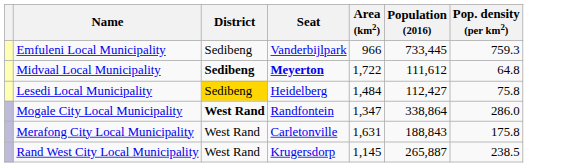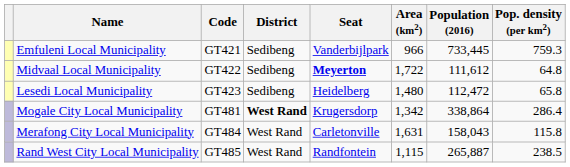+ column: (223, 22)
(229, 70) bold -> (271, 70) normal
(228, 91) gold background -> (271, 91) no background
(367, 91) 1,484 -> (409, 91) 1,480
(426, 91) 112,427 -> (469, 91) 112,472
(509, 91) 75.8 -> (551, 91) 65.8
(302, 111) Randfontein -> (345, 111) Krugersdorp
(367, 111) 1,347 -> (409, 111) 1,342
(505, 111) 286.0 -> (547, 111) 286.4
(426, 131) 188,843 -> (468, 131) 158,043
(505, 131) 175.8 -> (548, 131) 115.8
(303, 152) Krugersdorp -> (344, 152) Randfontein
(367, 152) 1,145 -> (409, 152) 1,115
